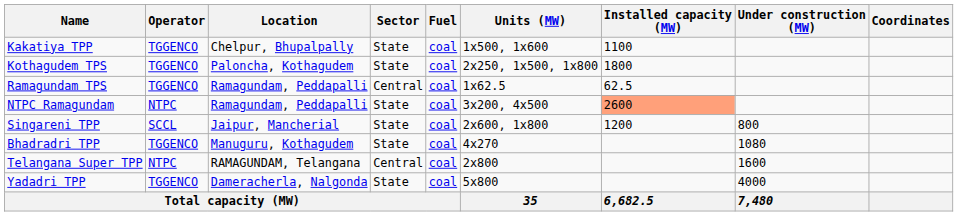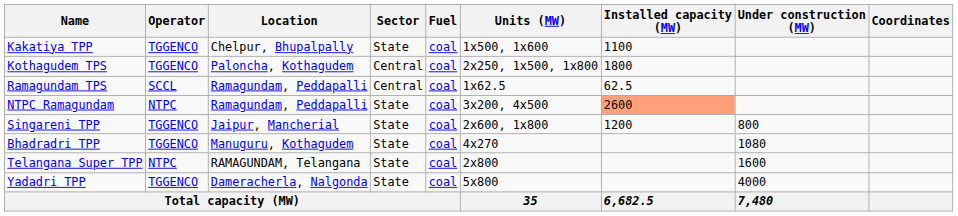(391, 66) State -> (398, 66) Central
(173, 86) TGGENCO -> (162, 86) SCCL
(162, 124) SCCL -> (173, 124) TGGENCO
(398, 163) Central -> (391, 163) State
